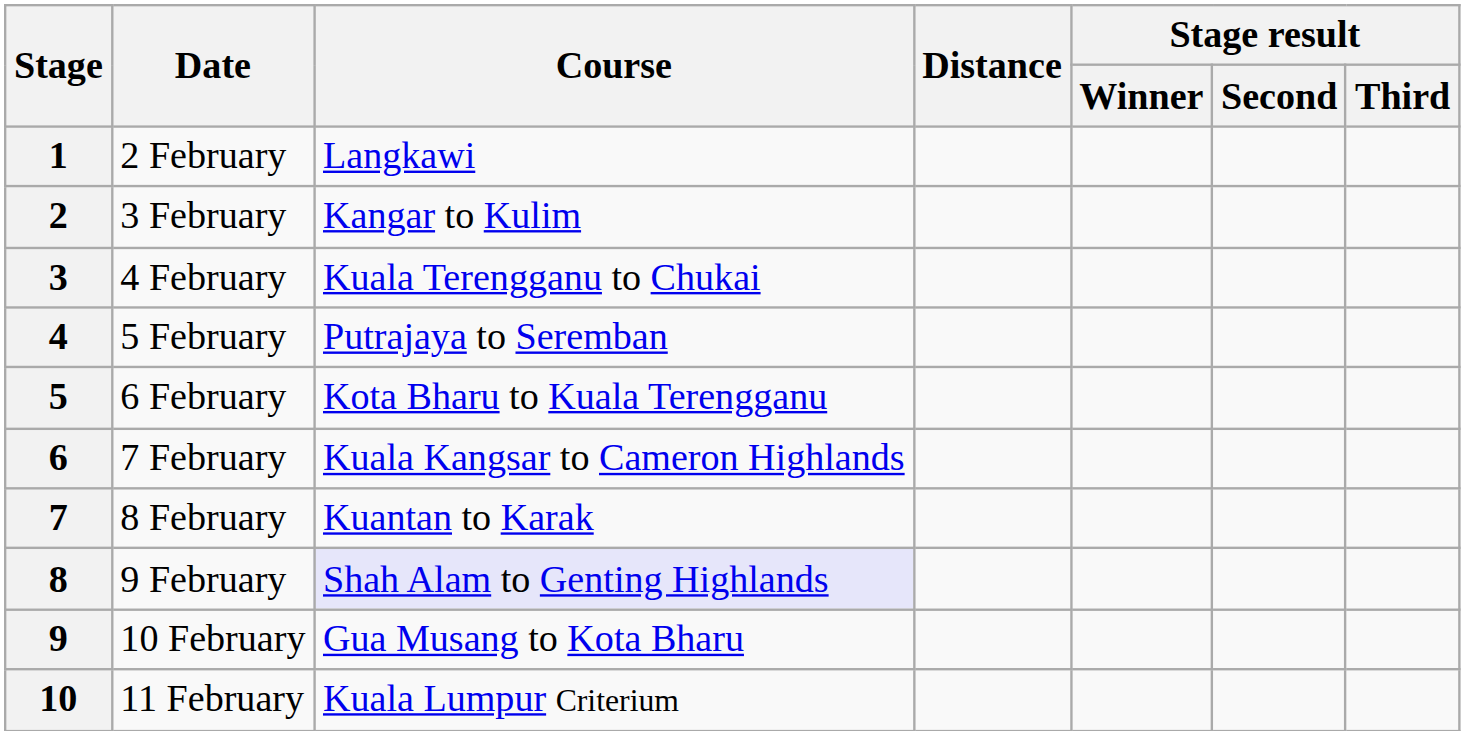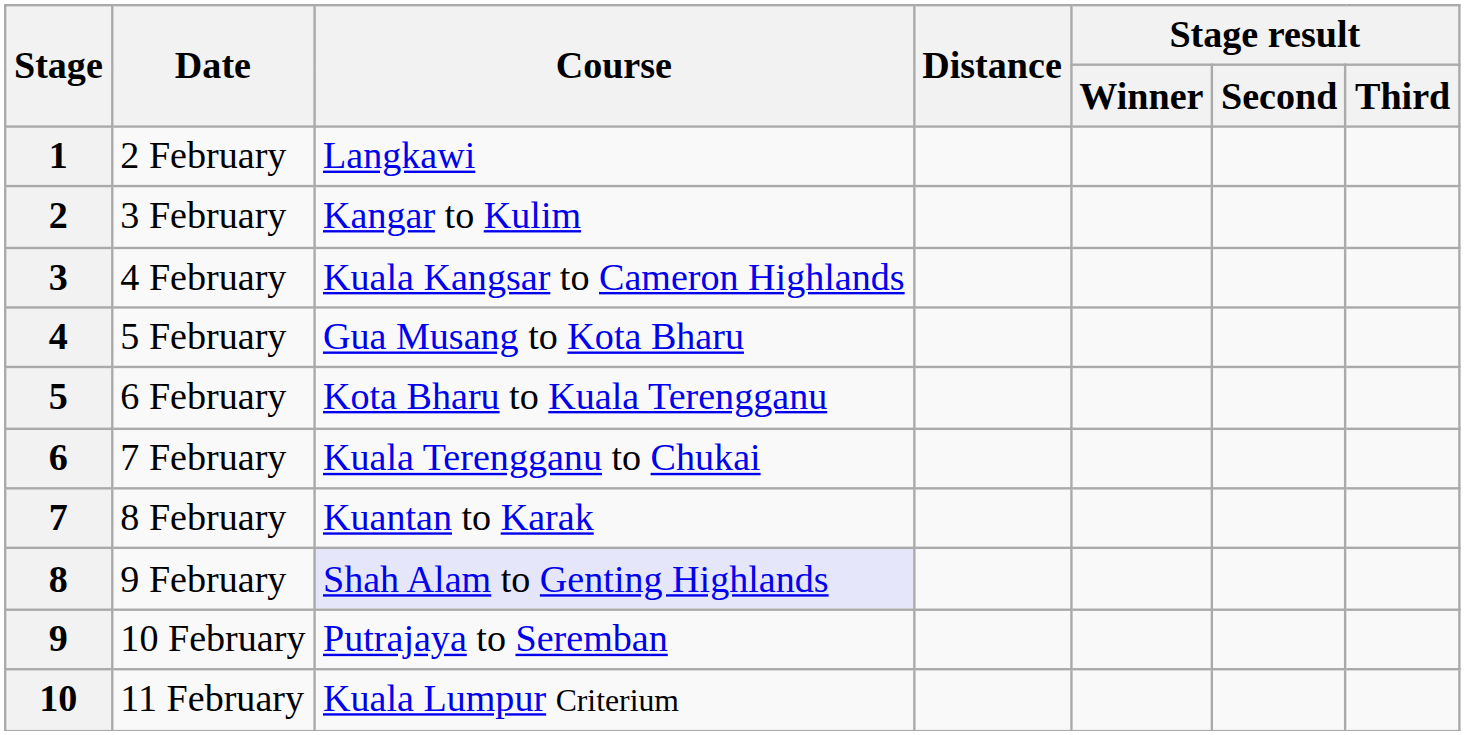(542, 276) Kuala Terengganu to Chukai -> (614, 276) Kuala Kangsar to Cameron Highlands
(495, 336) Putrajaya to Seremban -> (533, 336) Gua Musang to Kota Bharu
(614, 457) Kuala Kangsar to Cameron Highlands -> (542, 457) Kuala Terengganu to Chukai
(533, 638) Gua Musang to Kota Bharu -> (495, 638) Putrajaya to Seremban
